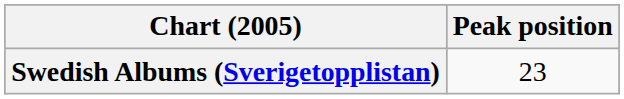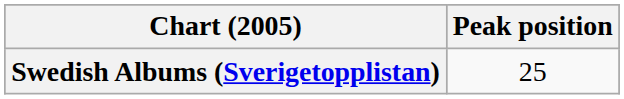(533, 70) 23 -> (533, 70) 25
